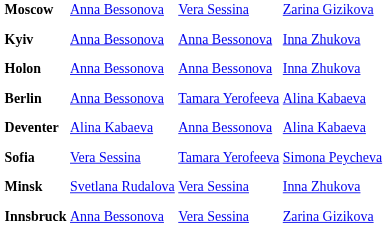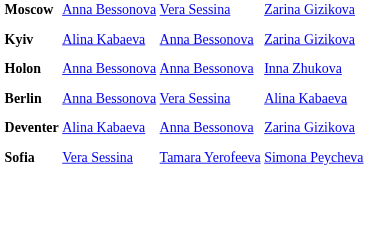(117, 39) Anna Bessonova -> (104, 39) Alina Kabaeva
(322, 39) Inna Zhukova -> (310, 39) Zarina Gizikova
(229, 98) Tamara Yerofeeva -> (195, 98) Vera Sessina
(324, 128) Alina Kabaeva -> (310, 128) Zarina Gizikova
- row: (24, 187)
- row: (36, 216)
